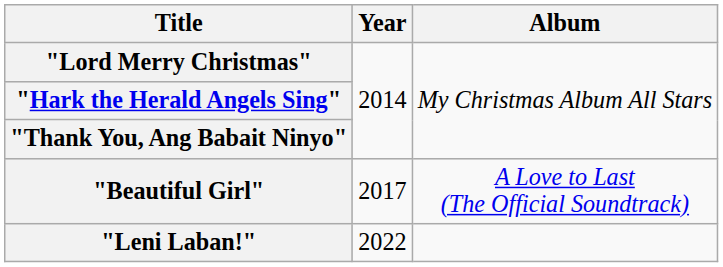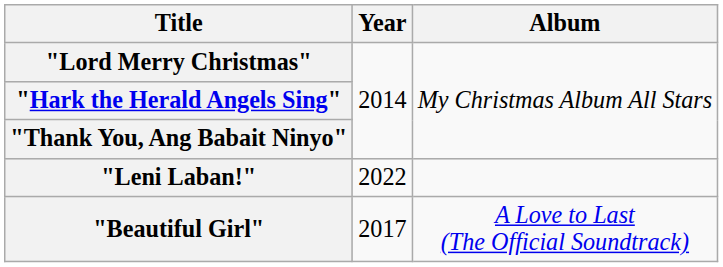rows swapped: (179, 190) <-> (179, 242)
